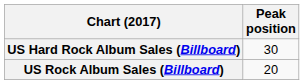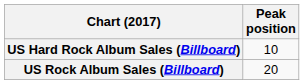(271, 49) 30 -> (271, 49) 10
